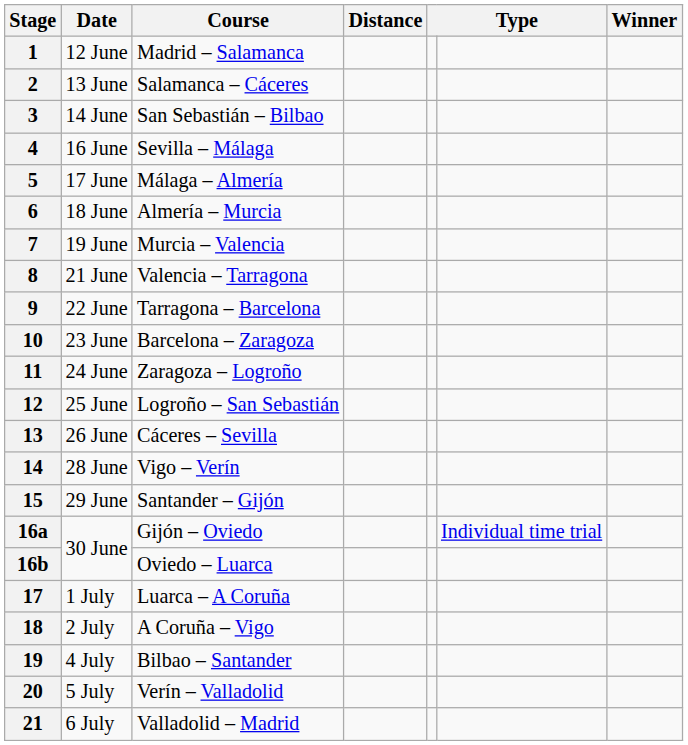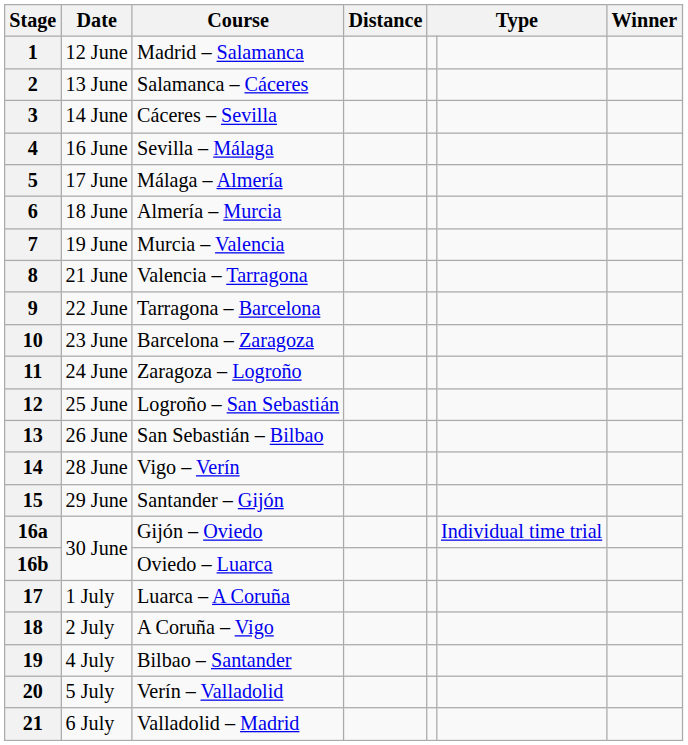(230, 116) San Sebastián – Bilbao -> (207, 116) Cáceres – Sevilla
(207, 436) Cáceres – Sevilla -> (230, 436) San Sebastián – Bilbao
